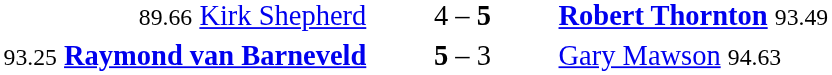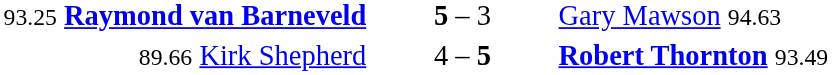rows swapped: (185, 55) <-> (253, 16)
